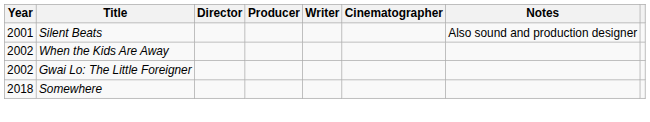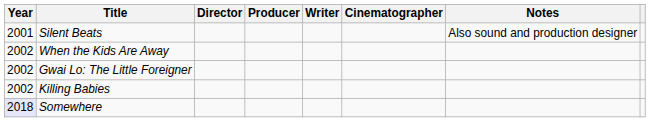+ row: (74, 88)
(20, 88) no background -> (20, 107) lavender background
